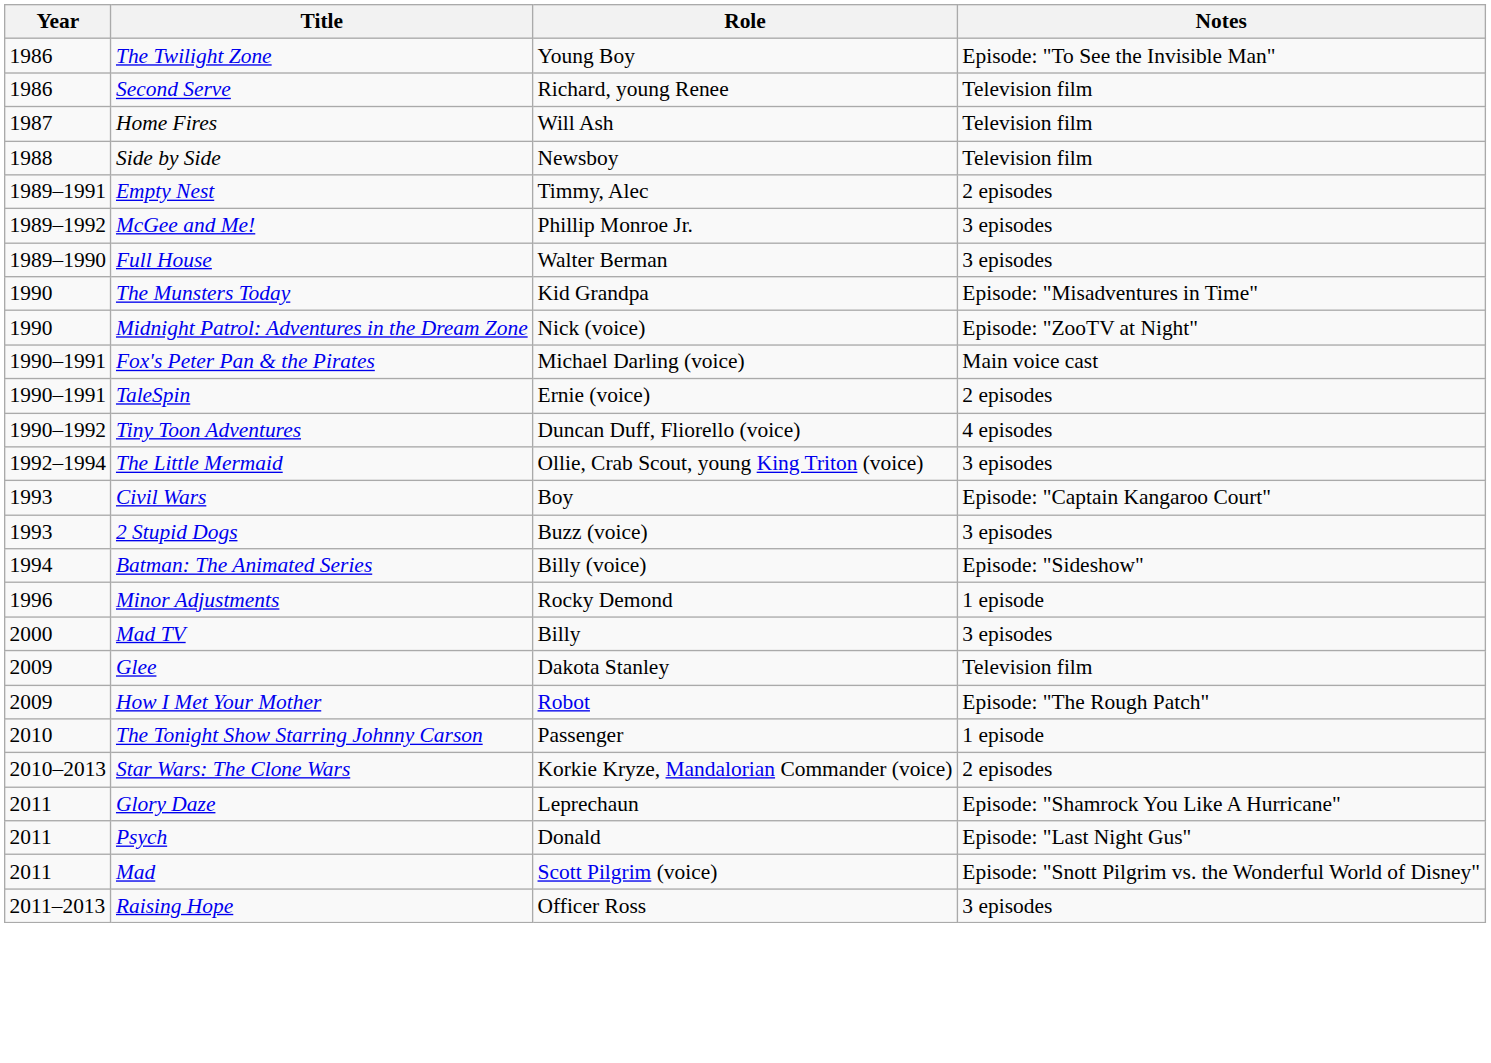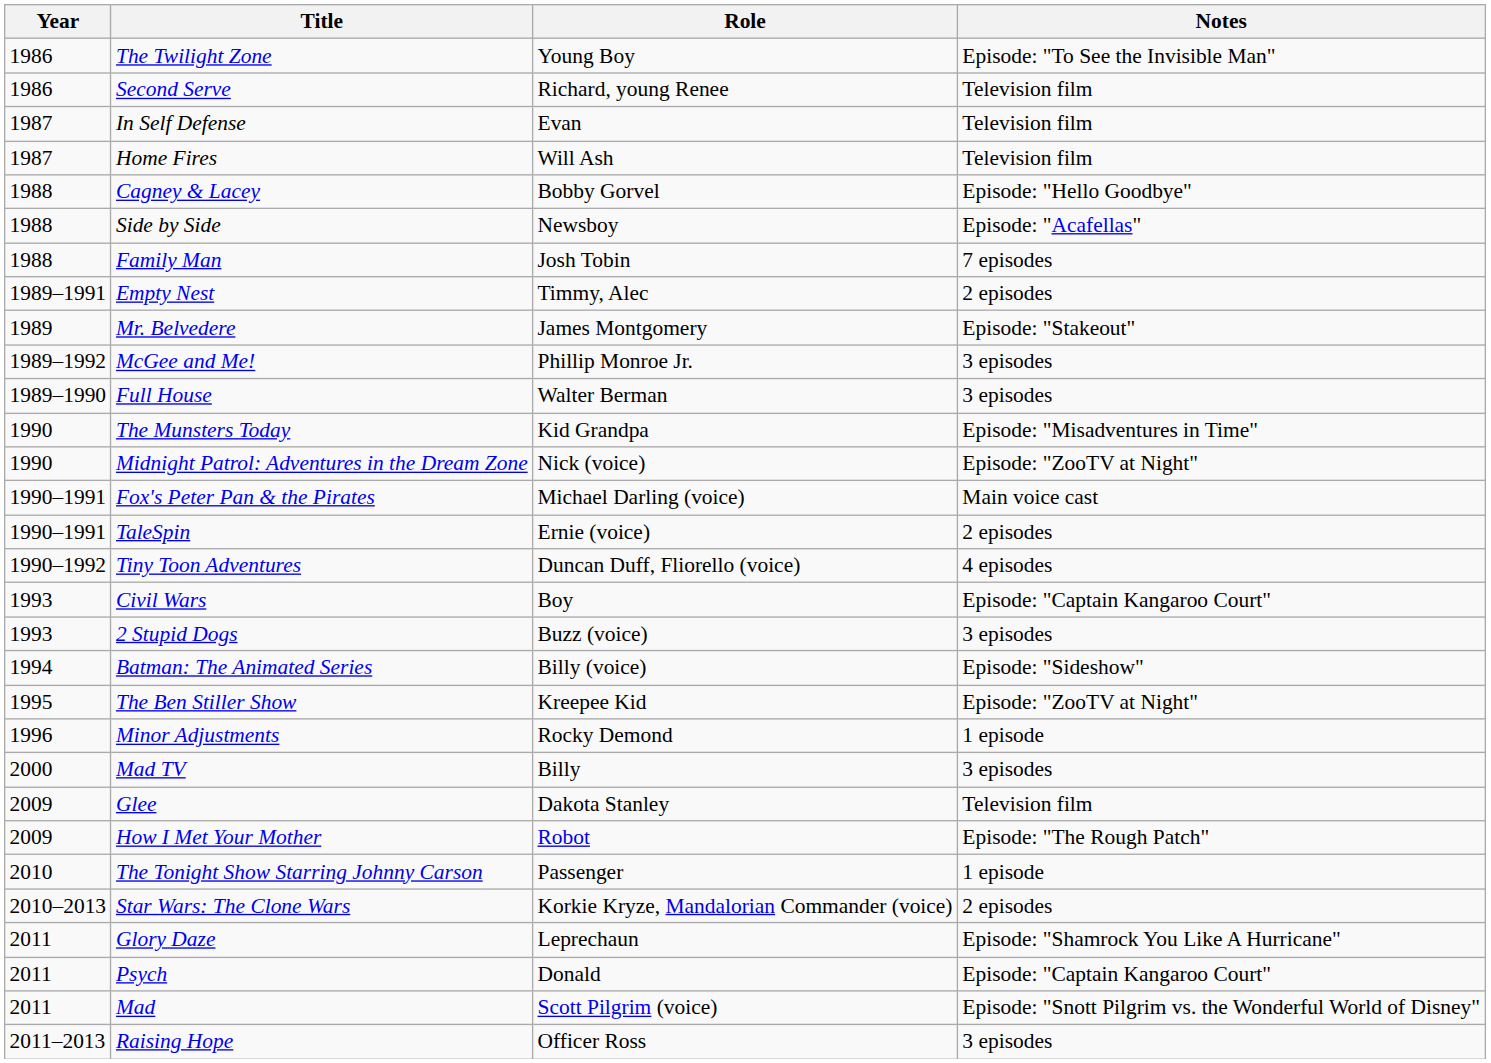+ row: (181, 123)
+ row: (188, 191)
(1027, 157) Television film -> (1052, 225) Episode: "Acafellas"
+ row: (169, 259)
+ row: (176, 327)
- row: (199, 463)
+ row: (206, 701)
(1077, 837) Episode: "Last Night Gus" -> (1117, 973) Episode: "Captain Kangaroo Court"
